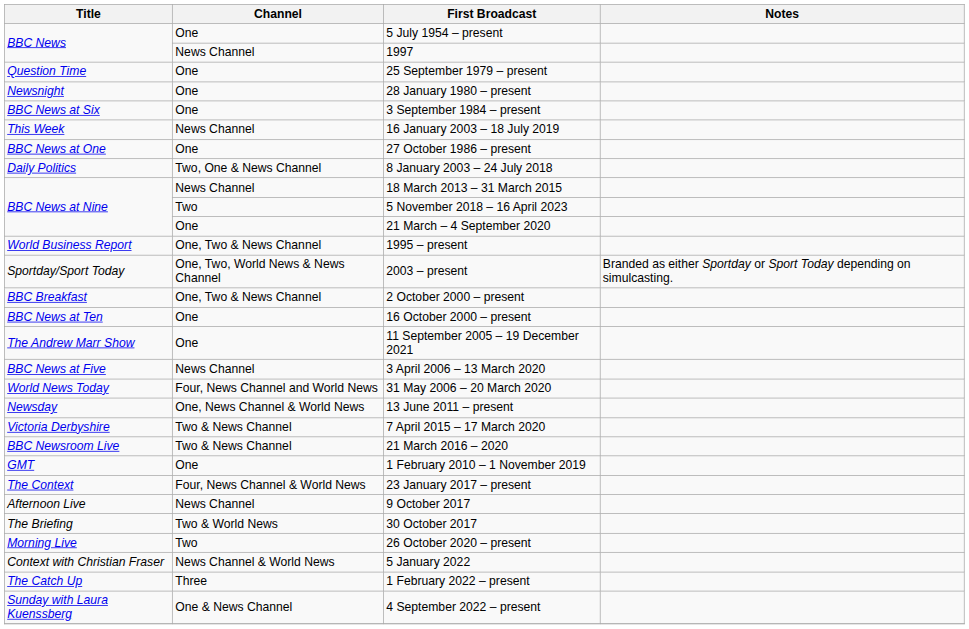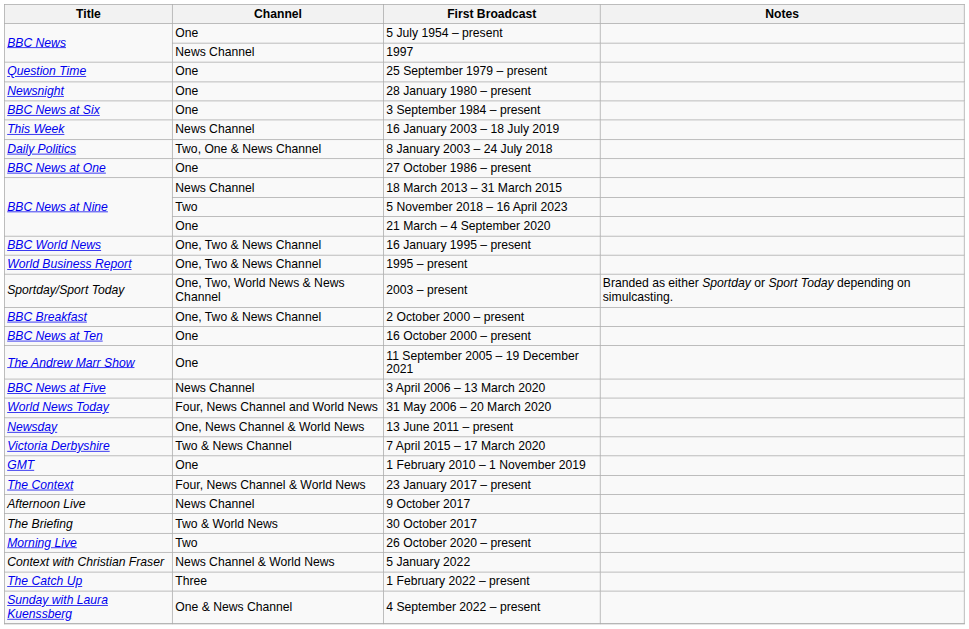rows swapped: (469, 168) <-> (459, 149)
+ row: (459, 245)
- row: (447, 446)
